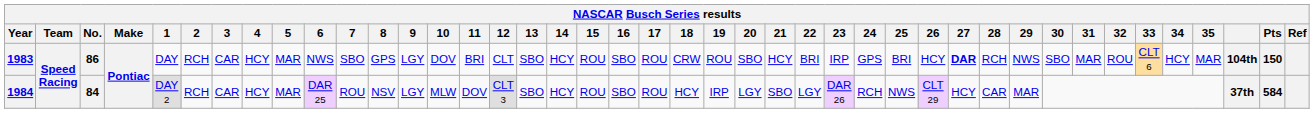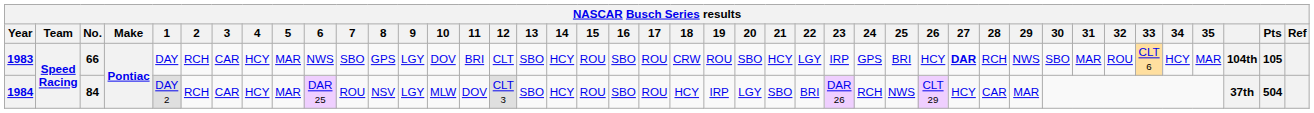(93, 59) 86 -> (93, 59) 66
(810, 59) BRI -> (810, 59) LGY
(1273, 59) 150 -> (1273, 59) 105
(810, 92) LGY -> (810, 92) BRI
(1273, 92) 584 -> (1273, 92) 504
